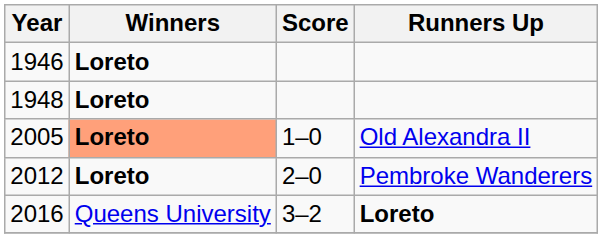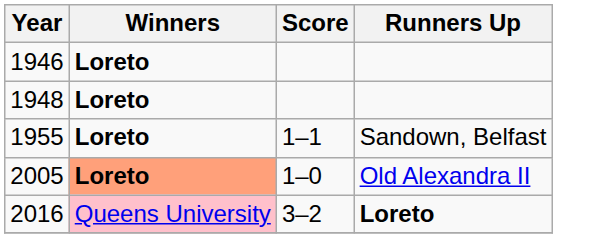+ row: (37, 137)
- row: (37, 175)
(173, 213) no background -> (173, 213) pink background
